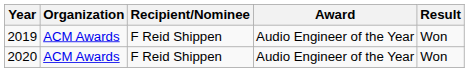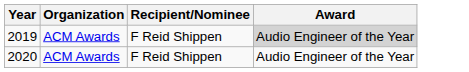- column: (441, 15)
(335, 36) no background -> (335, 36) lightgrey background
